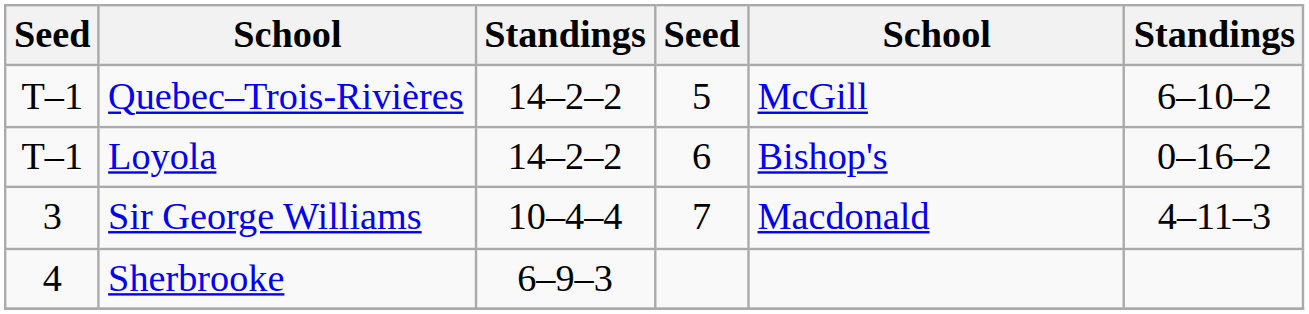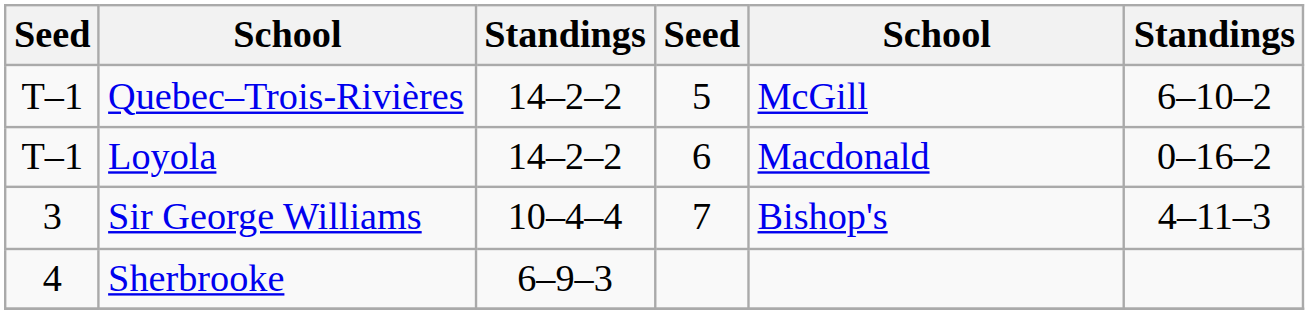(823, 156) Bishop's -> (844, 156) Macdonald
(844, 216) Macdonald -> (823, 216) Bishop's
